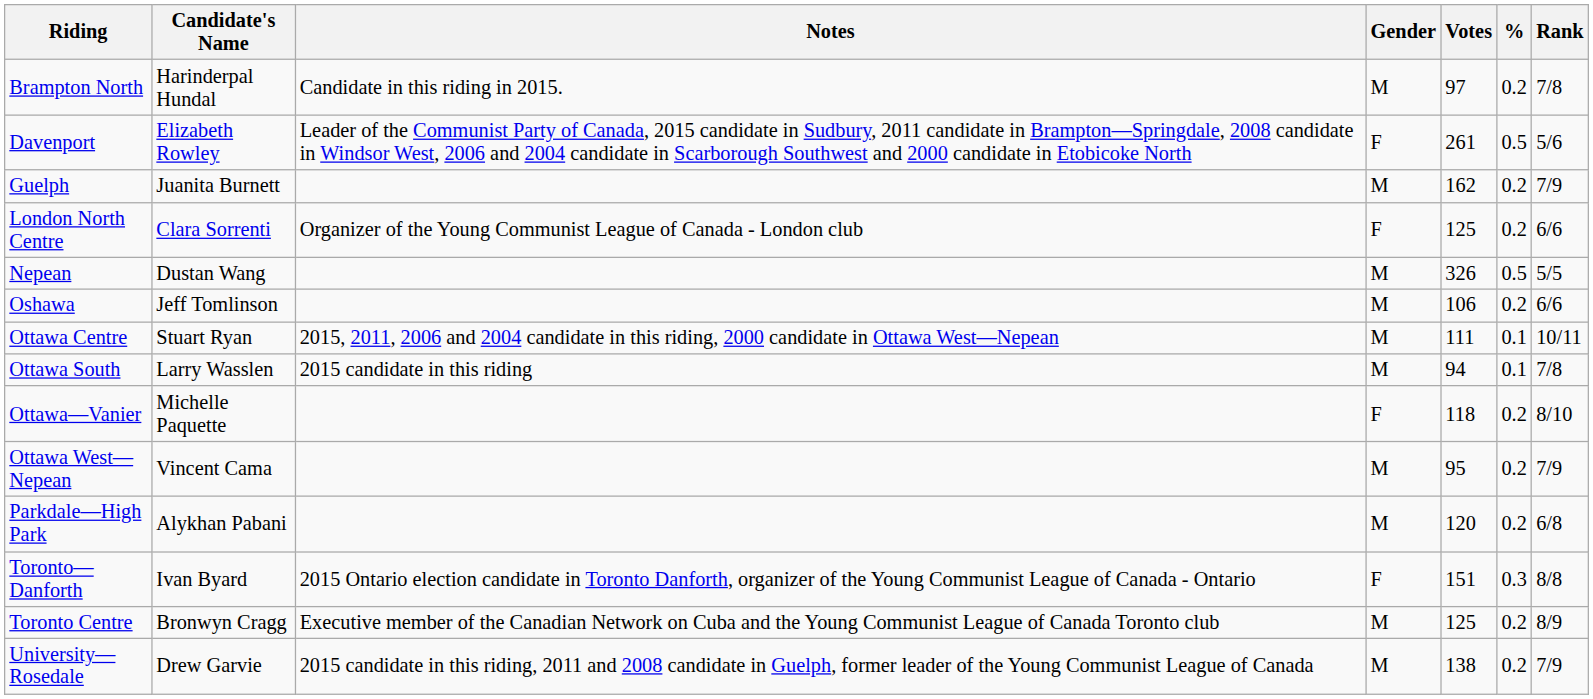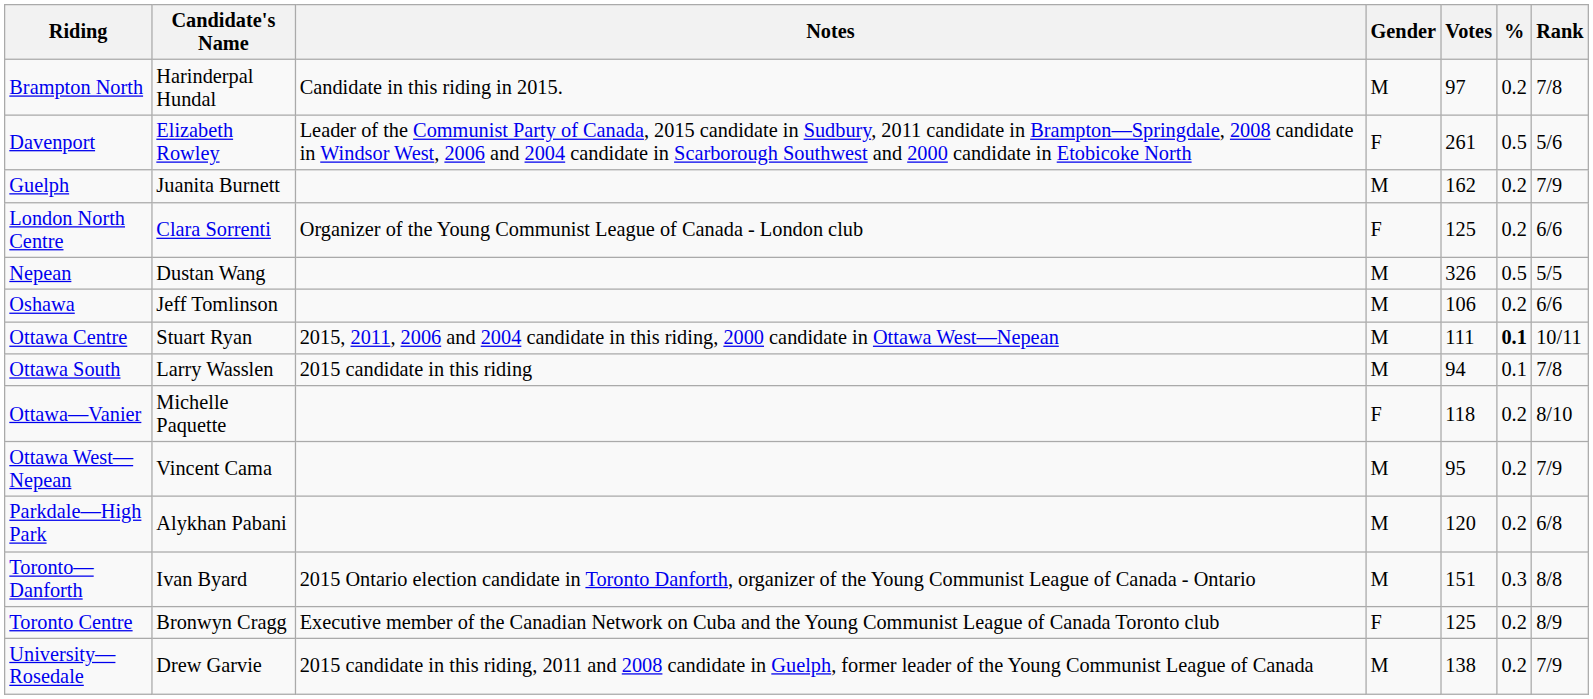(1514, 337) normal -> (1514, 337) bold
(1376, 578) F -> (1380, 578) M
(1380, 622) M -> (1376, 622) F
